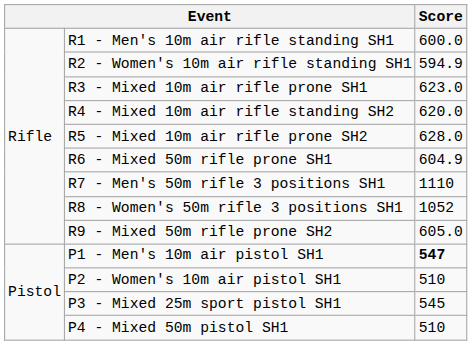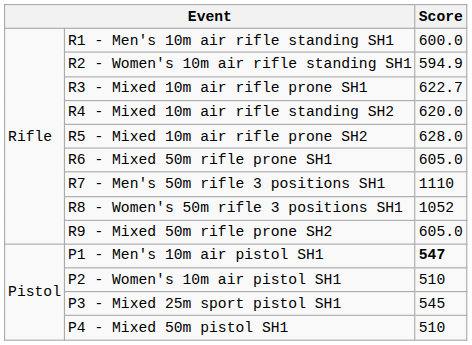(441, 88) 623.0 -> (441, 88) 622.7
(441, 160) 604.9 -> (441, 160) 605.0
